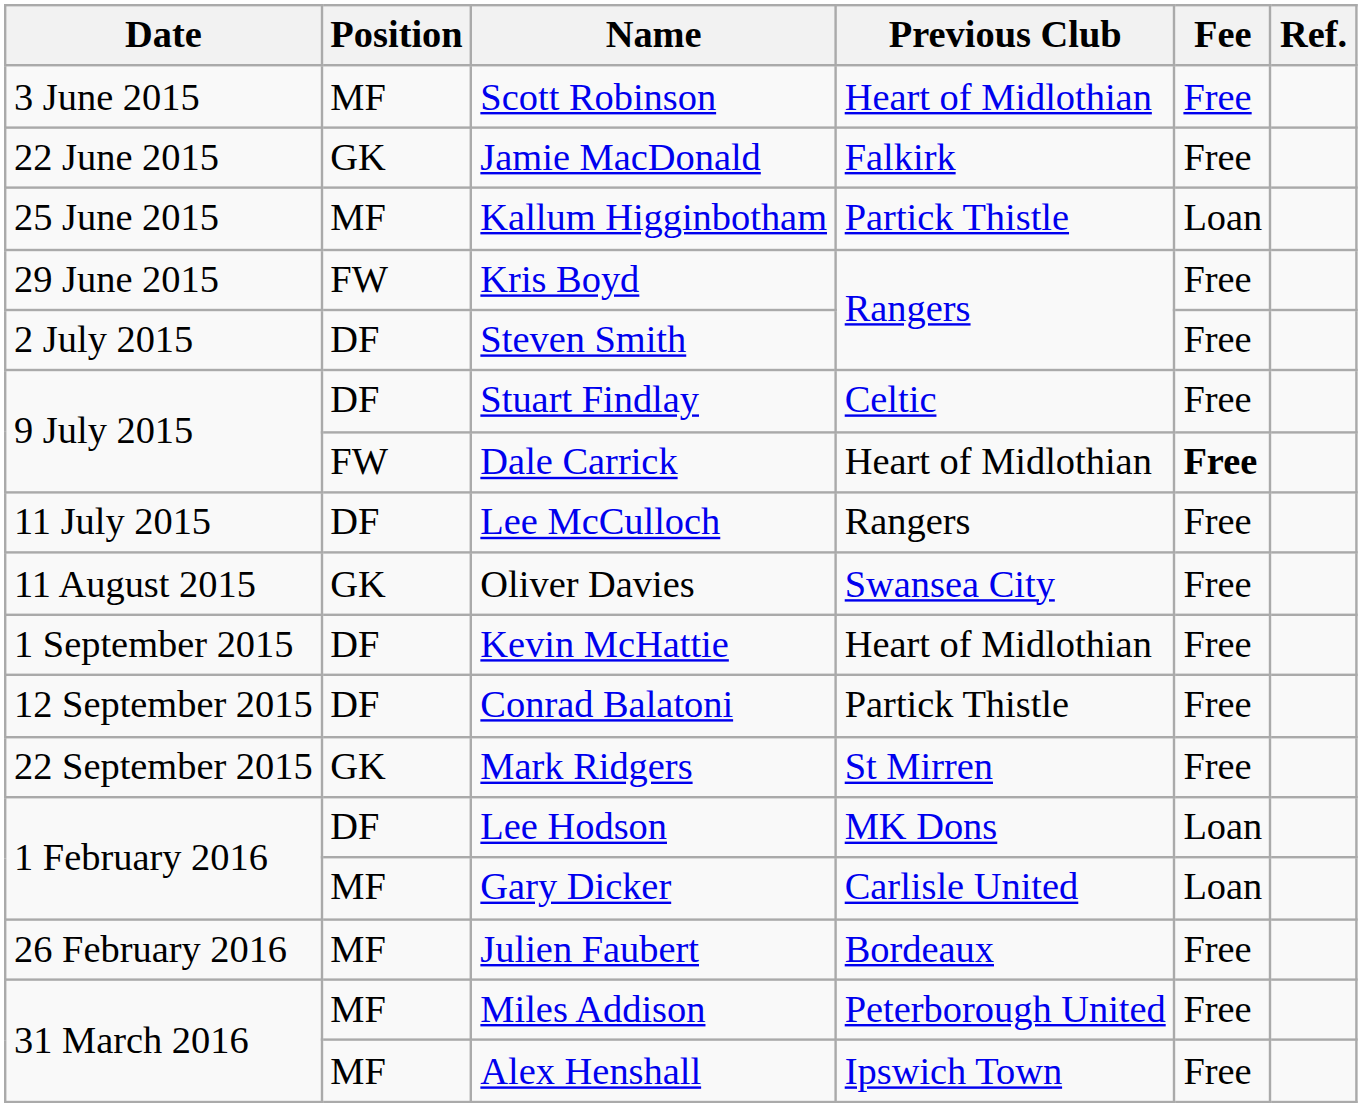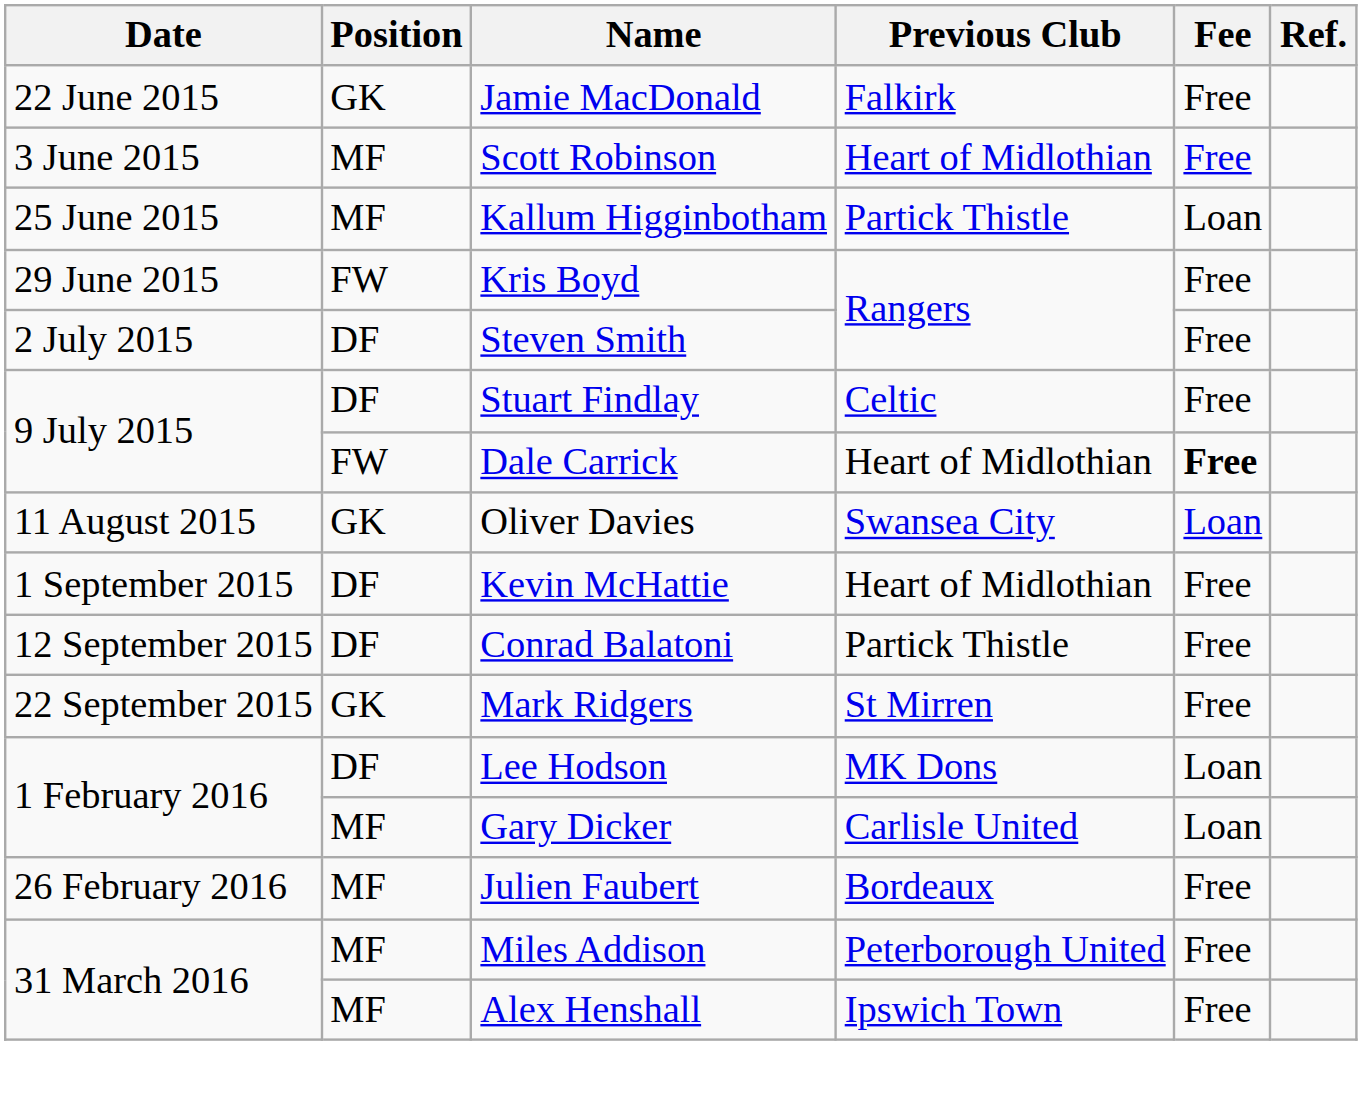rows swapped: (598, 95) <-> (621, 156)
- row: (600, 522)
(1218, 583) Free -> (1223, 522) Loan
